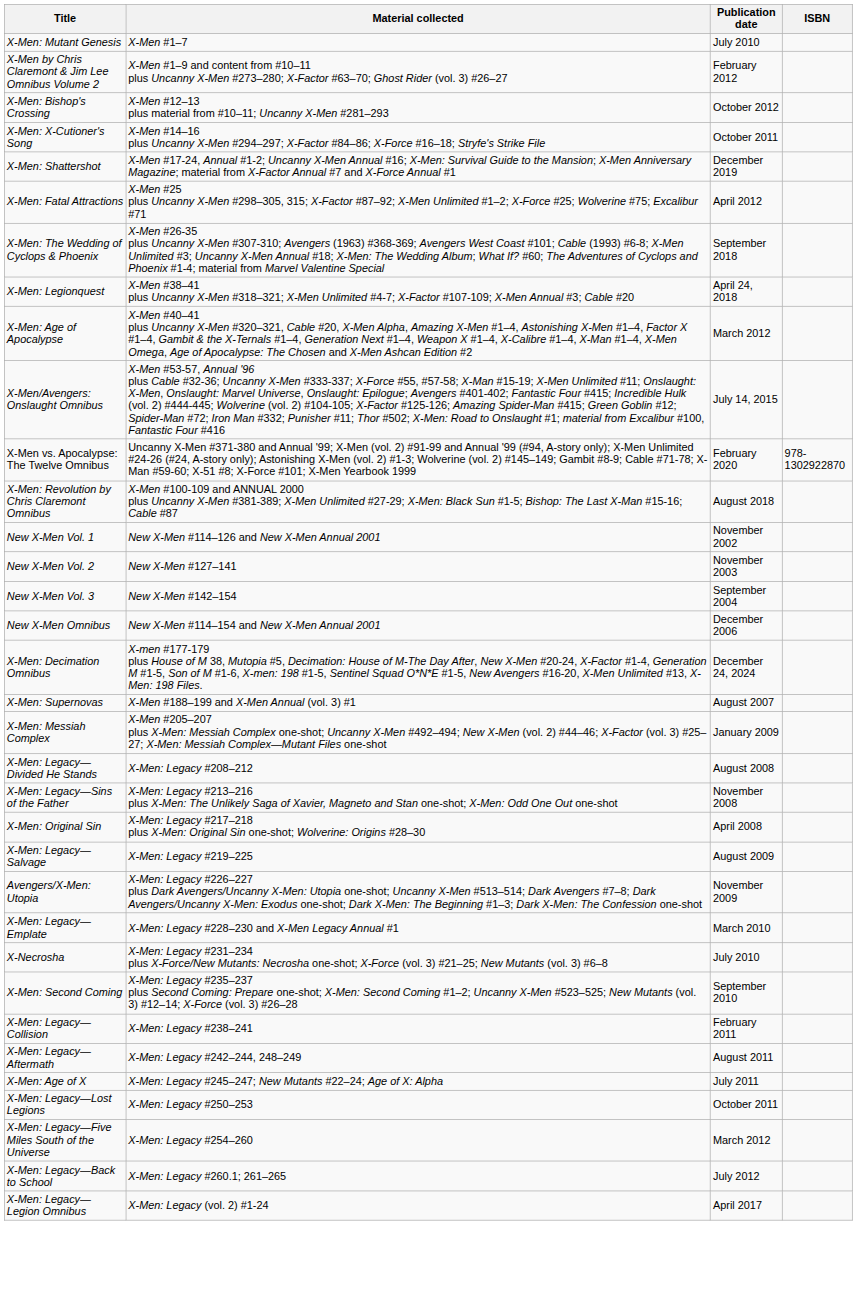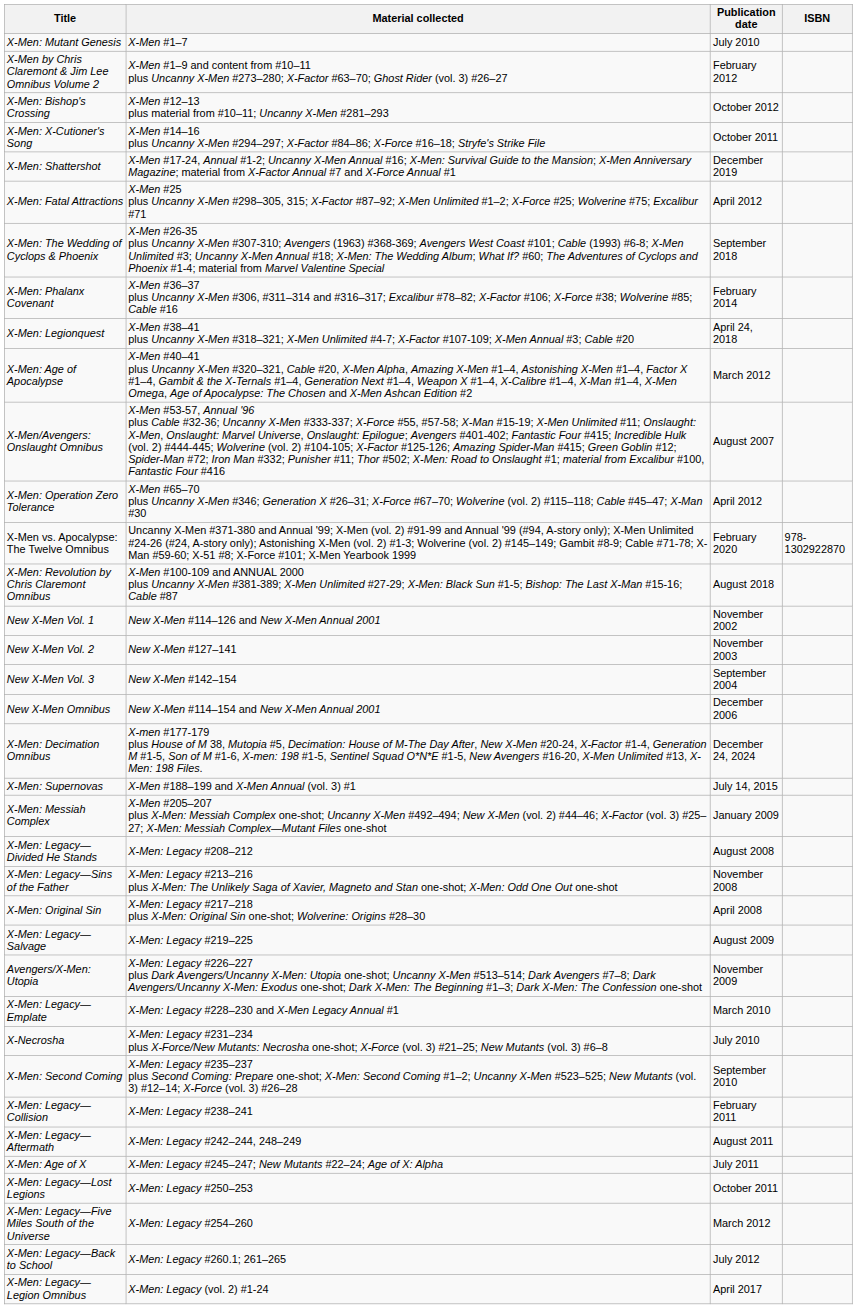+ row: (46, 298)
(745, 399) July 14, 2015 -> (744, 441) August 2007
+ row: (62, 501)
(744, 703) August 2007 -> (745, 786) July 14, 2015
